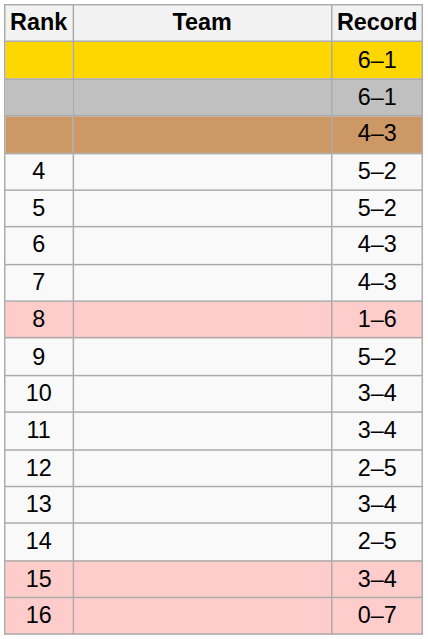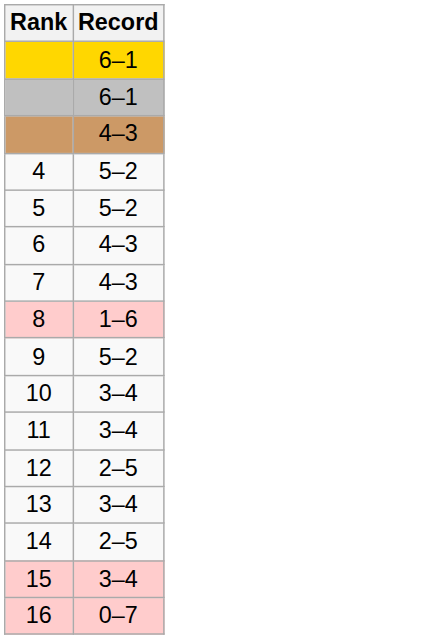- column: (202, 23)
